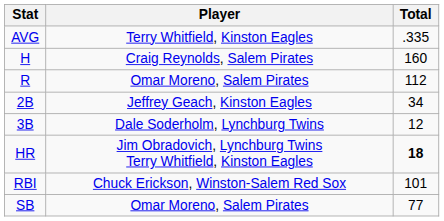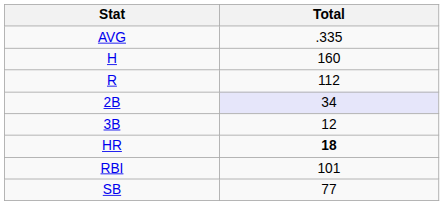- column: (219, 15)
(416, 102) no background -> (329, 102) lavender background
